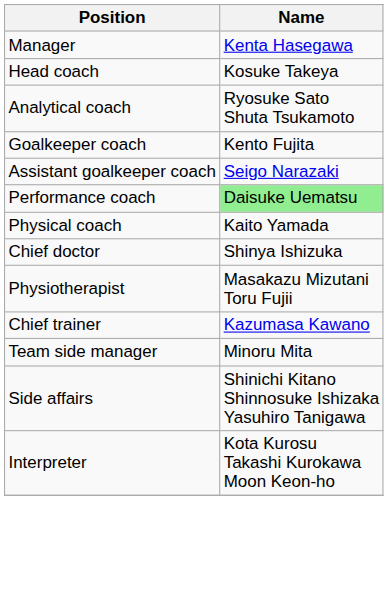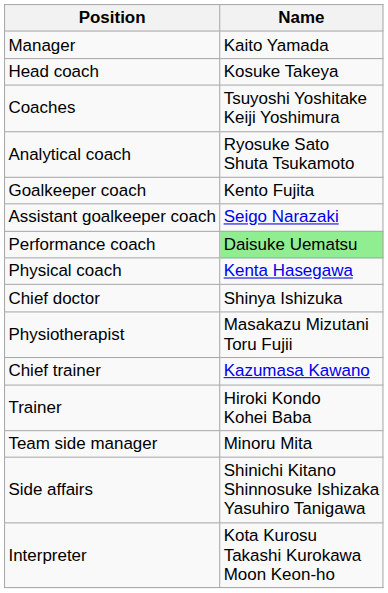(288, 44) Kenta Hasegawa -> (276, 44) Kaito Yamada
+ row: (42, 108)
(276, 225) Kaito Yamada -> (288, 271) Kenta Hasegawa
+ row: (35, 407)
